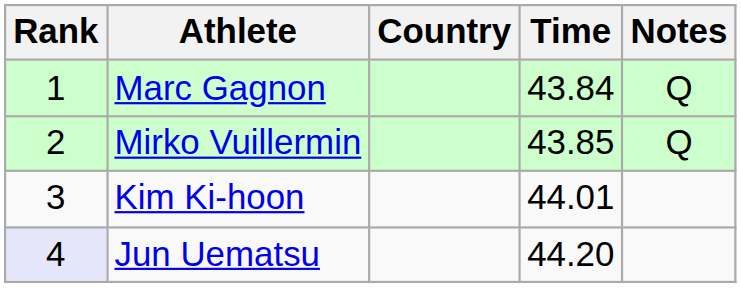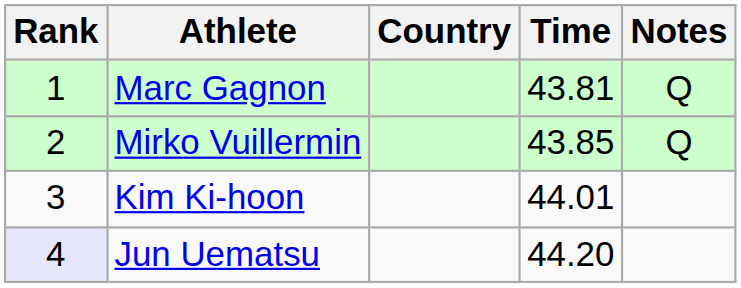(571, 87) 43.84 -> (571, 87) 43.81
